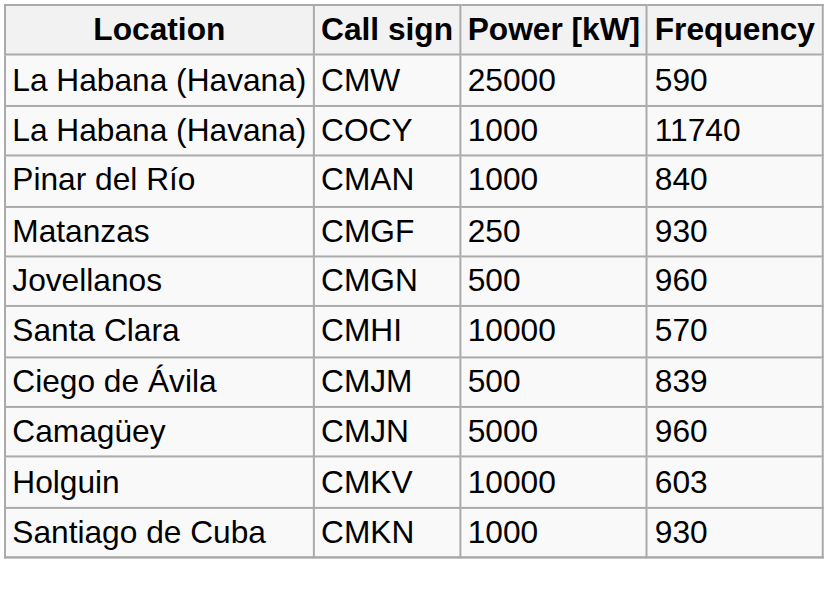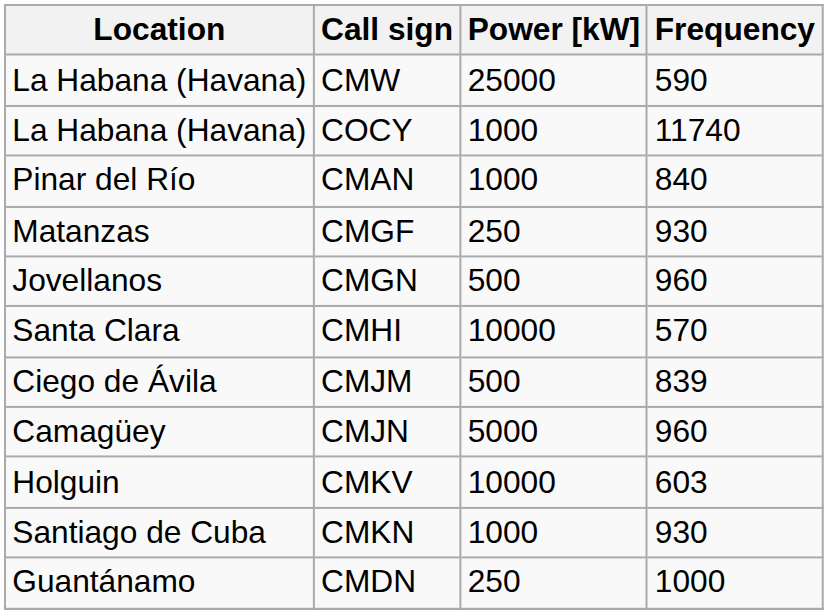+ row: (369, 582)
